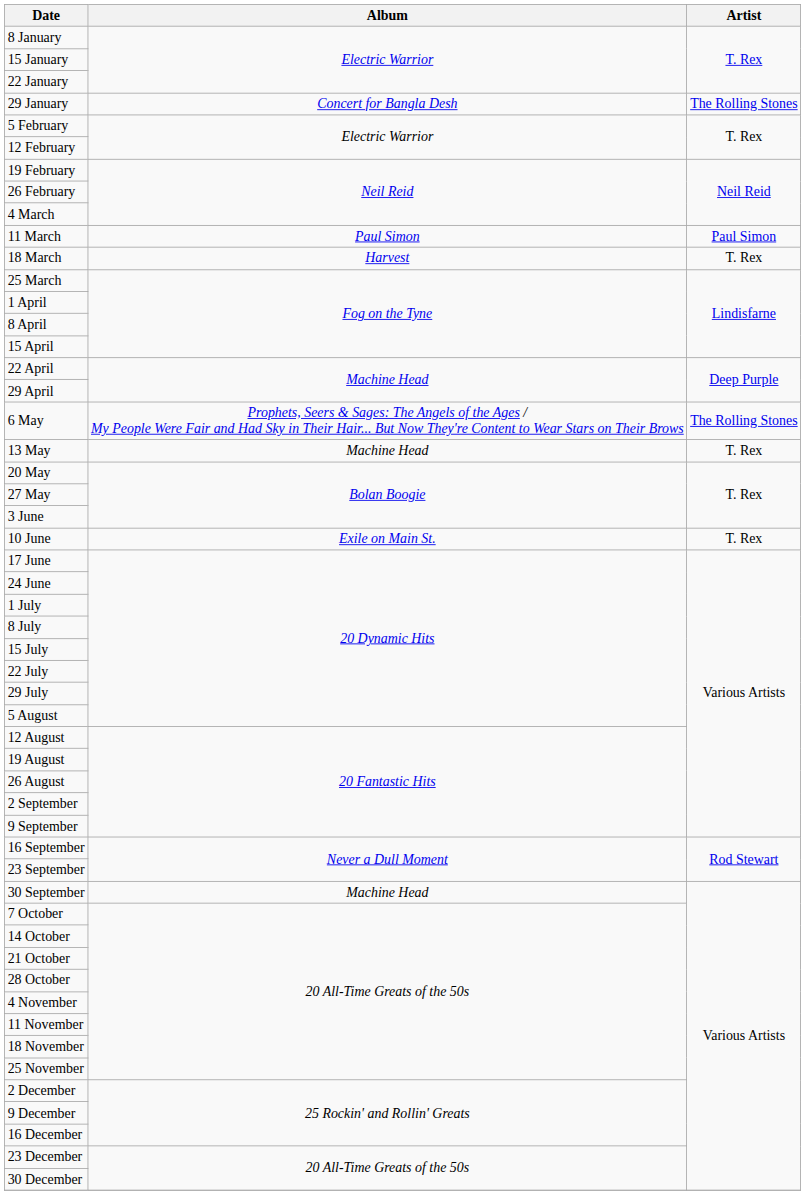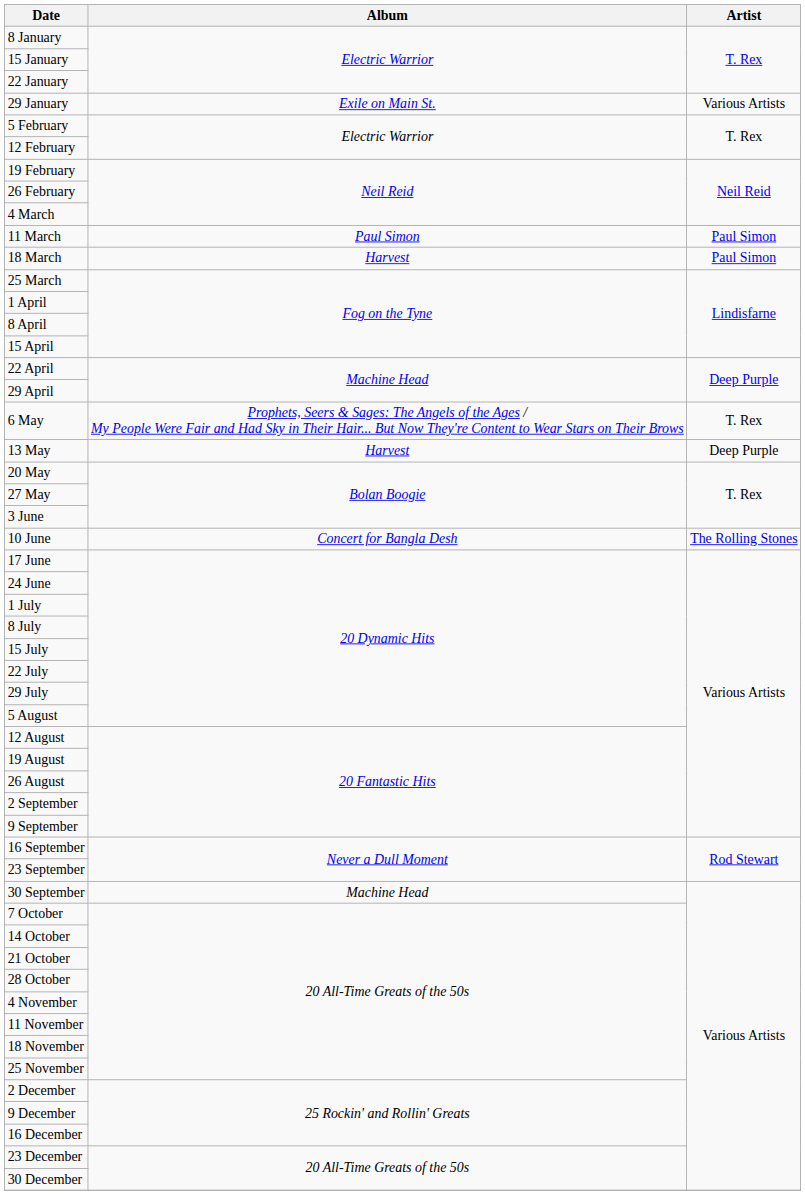(387, 103) Concert for Bangla Desh -> (387, 103) Exile on Main St.
(744, 103) The Rolling Stones -> (744, 103) Various Artists
(744, 258) T. Rex -> (744, 258) Paul Simon
(744, 420) The Rolling Stones -> (744, 420) T. Rex
(387, 450) Machine Head -> (387, 450) Harvest
(744, 450) T. Rex -> (744, 450) Deep Purple
(387, 538) Exile on Main St. -> (387, 538) Concert for Bangla Desh
(744, 538) T. Rex -> (744, 538) The Rolling Stones
